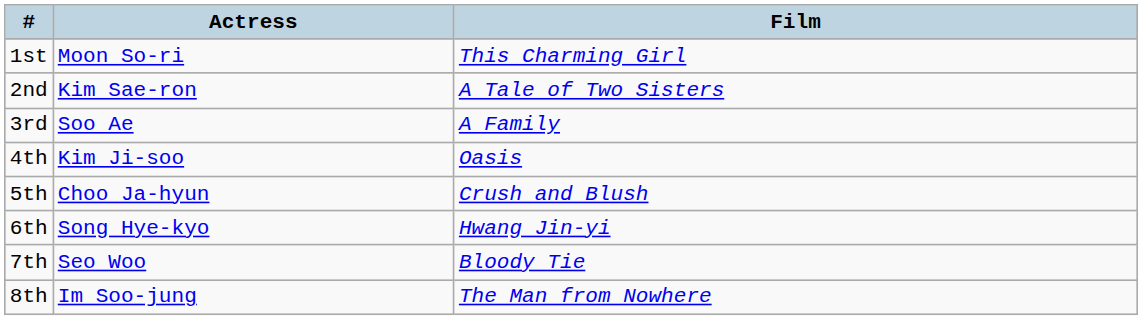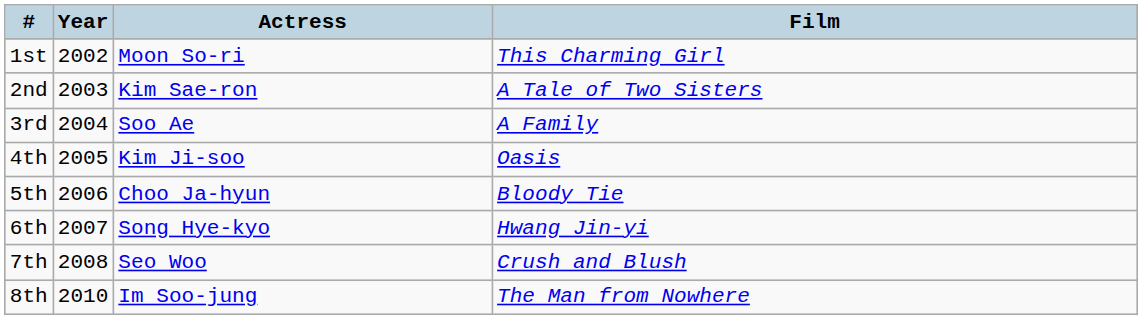+ column: (83, 22)
(554, 194) Crush and Blush -> (560, 194) Bloody Tie
(522, 262) Bloody Tie -> (592, 262) Crush and Blush
